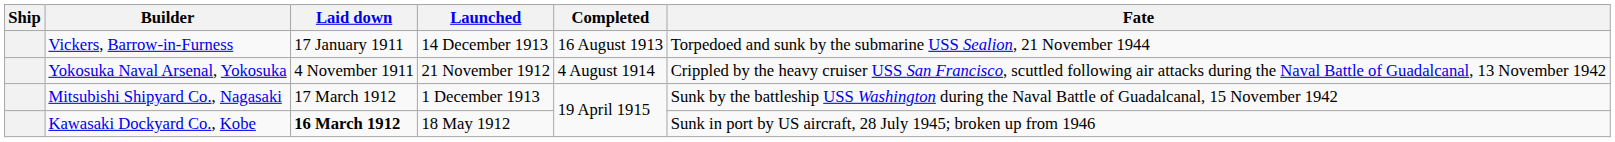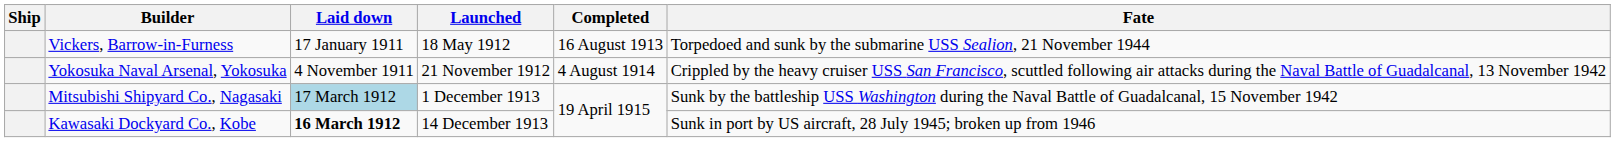(485, 44) 14 December 1913 -> (466, 44) 18 May 1912
(345, 96) no background -> (345, 96) lightblue background
(466, 123) 18 May 1912 -> (485, 123) 14 December 1913
